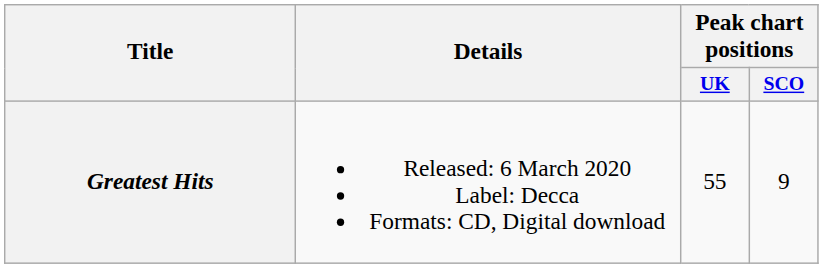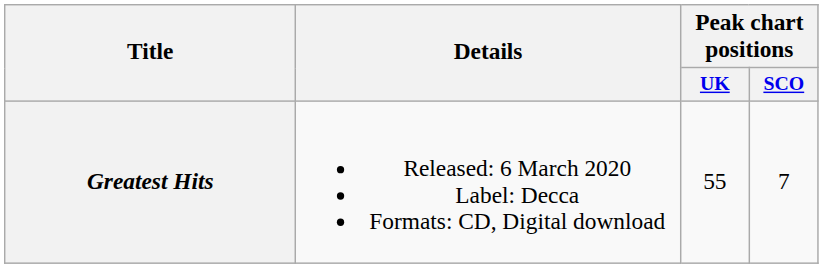(784, 181) 9 -> (784, 181) 7
